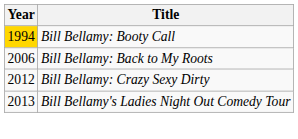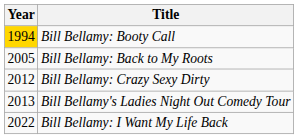(21, 58) 2006 -> (21, 58) 2005
+ row: (134, 123)
